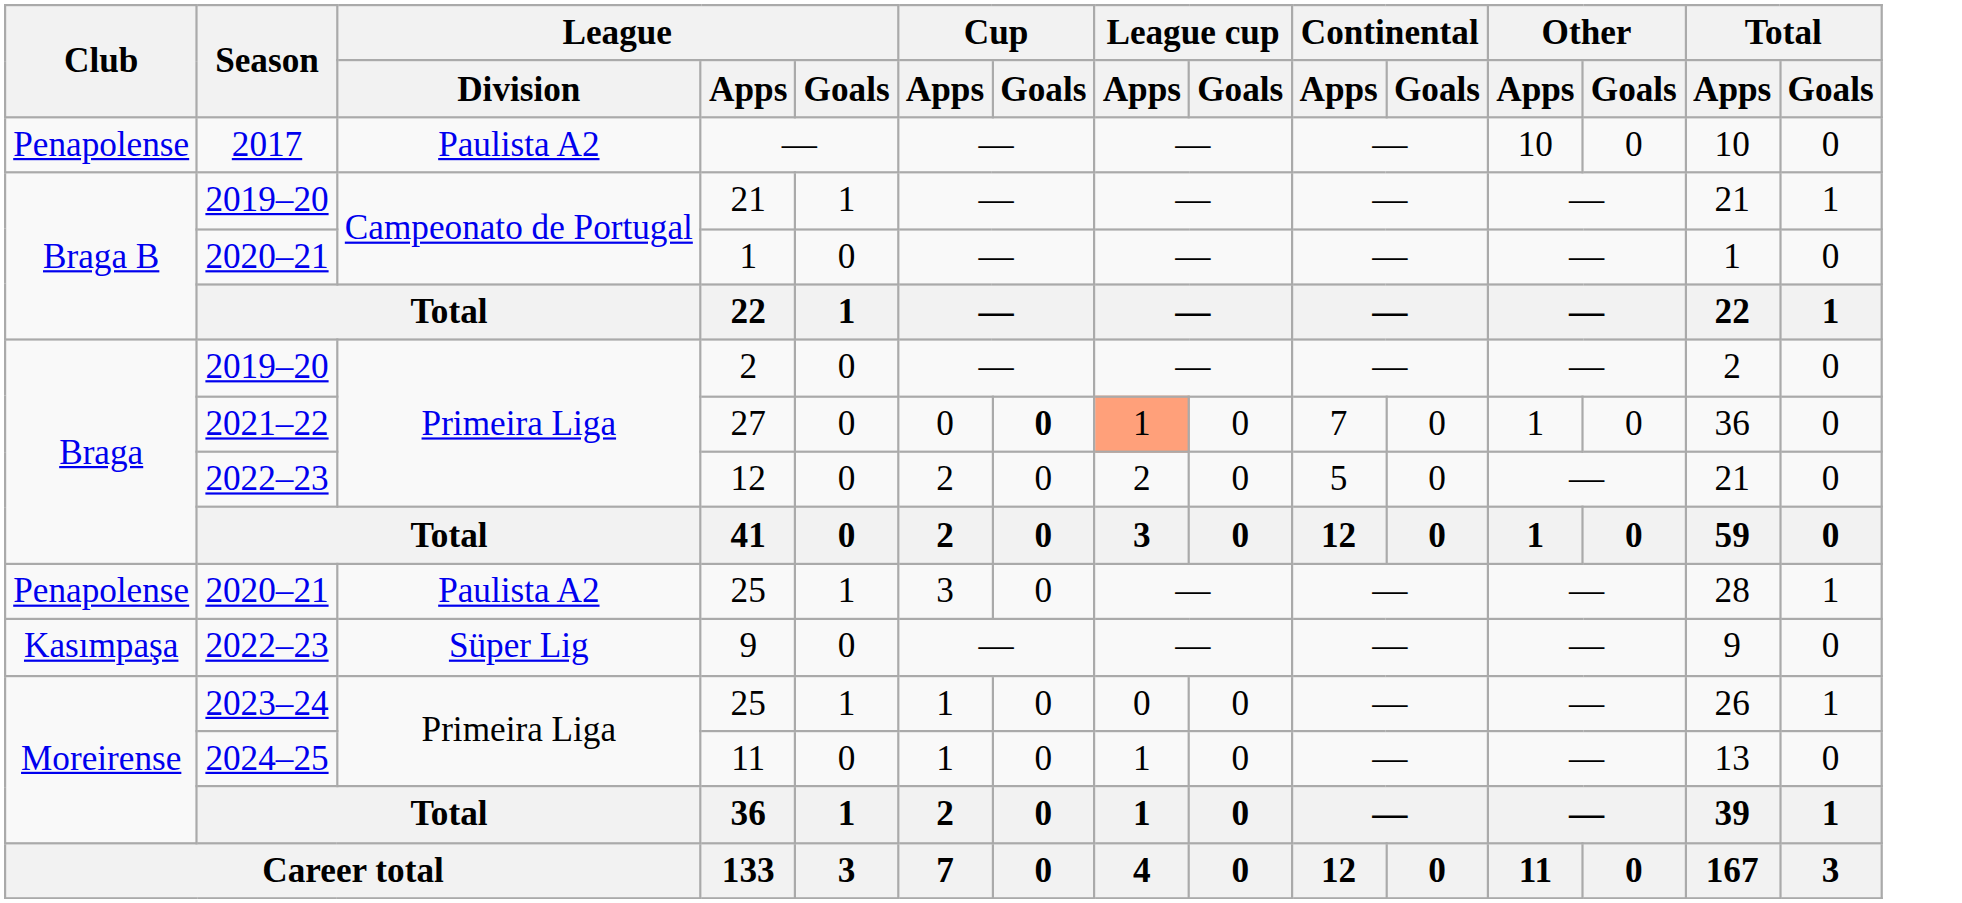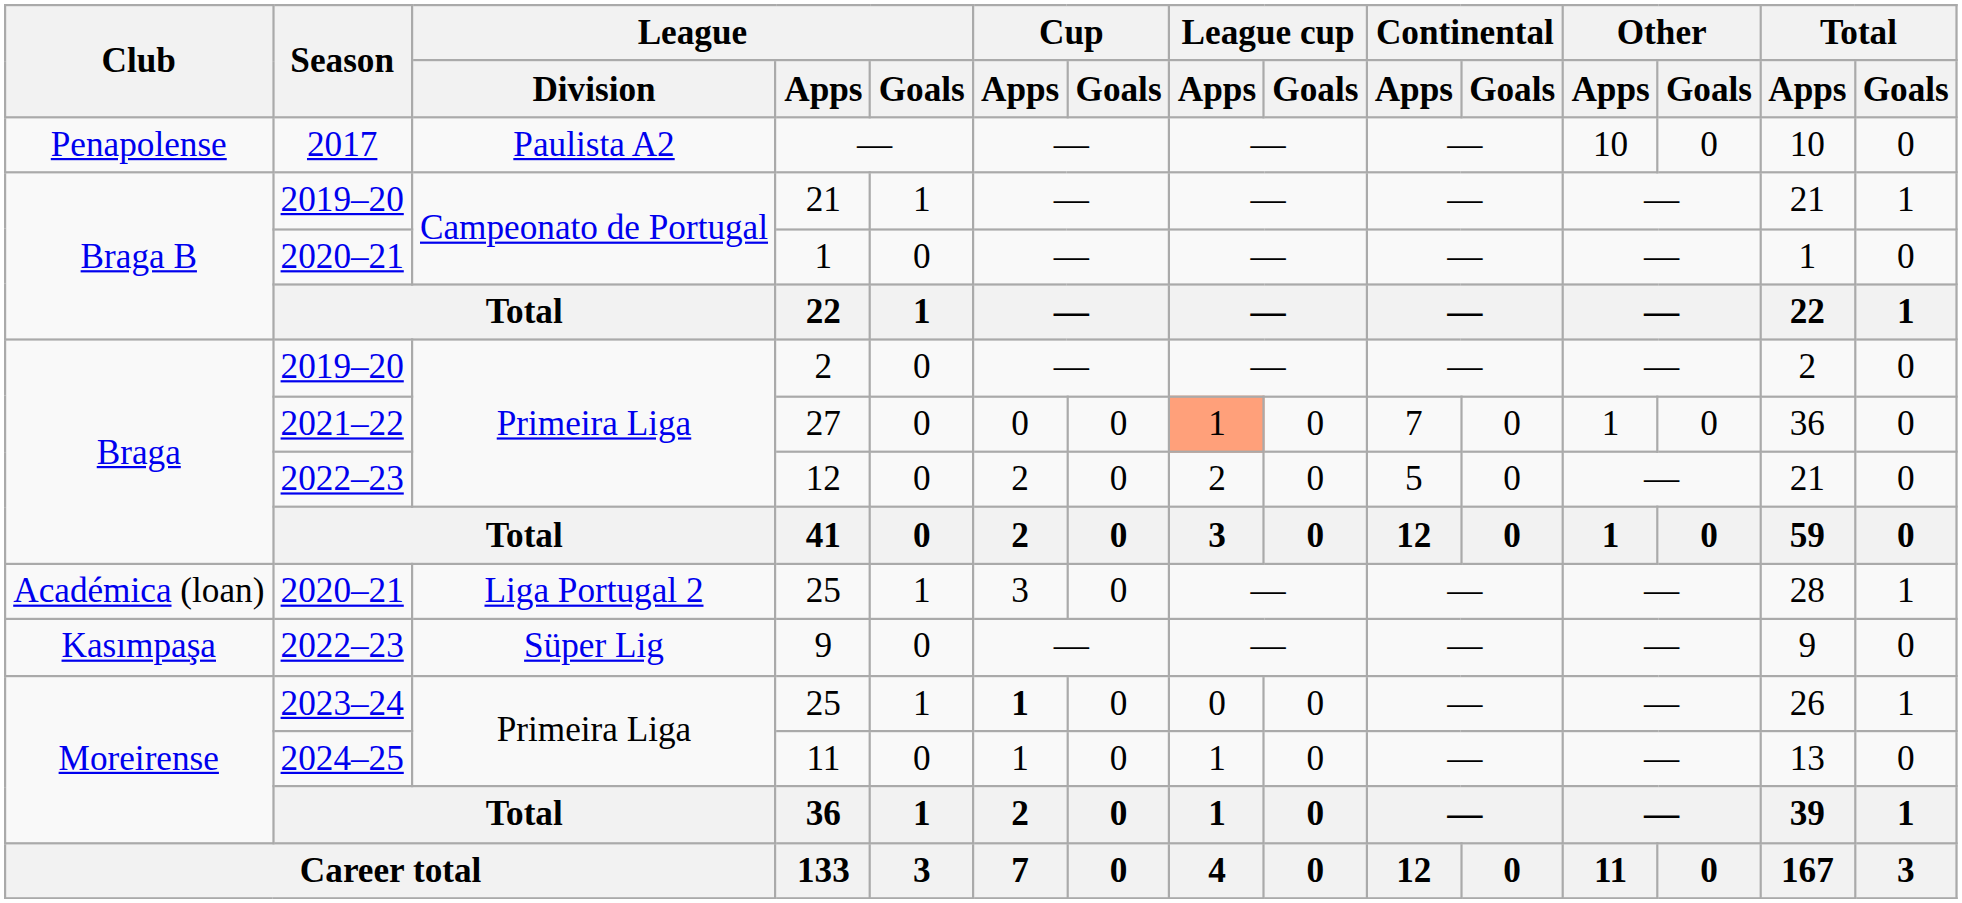(1043, 423) bold -> (1119, 423) normal
(101, 590) Penapolense -> (139, 590) Académica (loan)
(519, 590) Paulista A2 -> (594, 590) Liga Portugal 2
(945, 702) normal -> (1020, 702) bold
